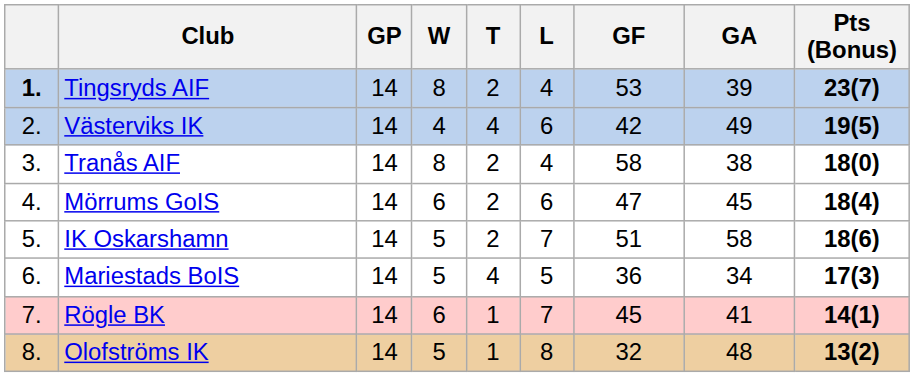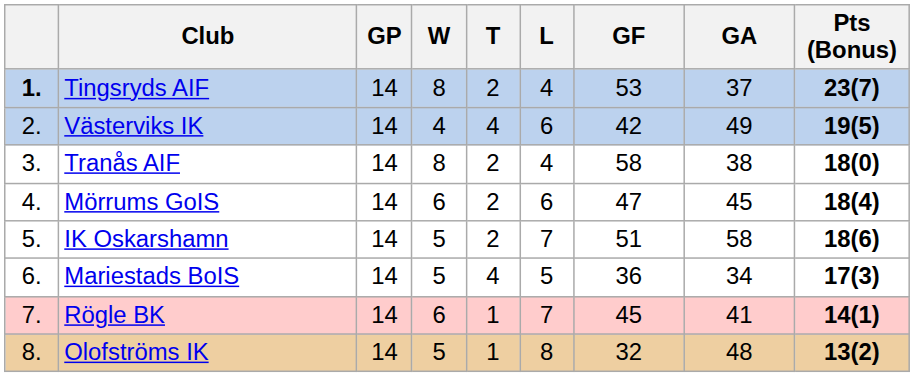(739, 88) 39 -> (739, 88) 37
